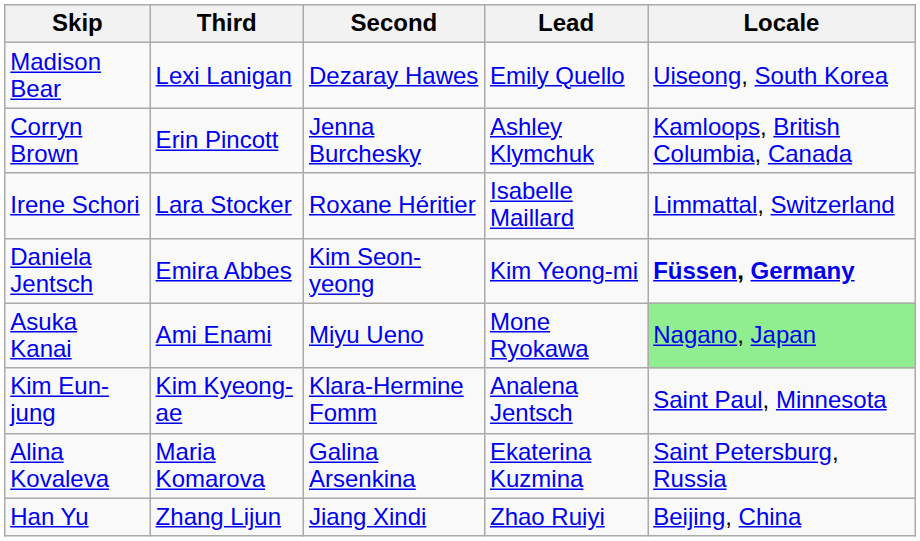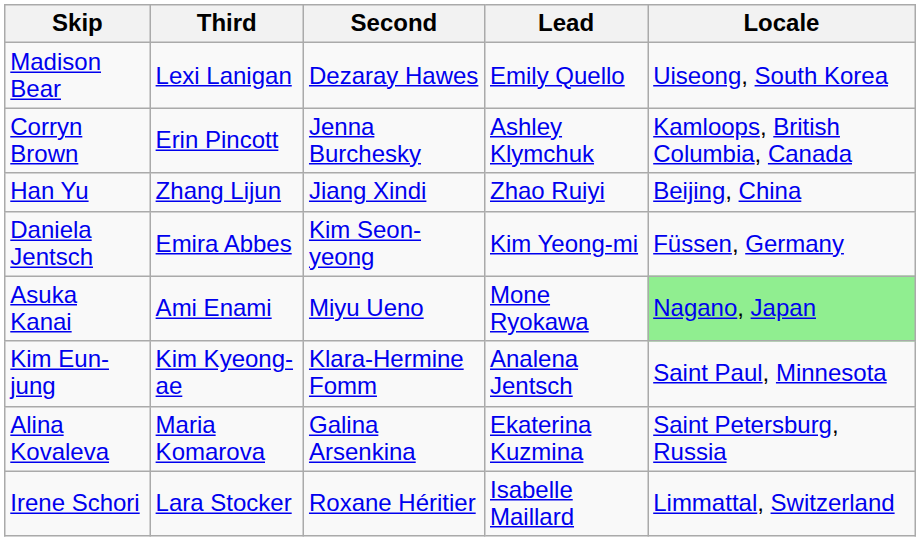rows swapped: (49, 517) <-> (75, 205)
(754, 270) bold -> (749, 243) normal
